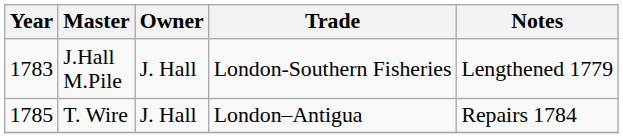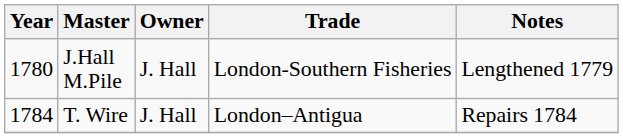(31, 68) 1783 -> (31, 68) 1780
(31, 115) 1785 -> (31, 115) 1784
